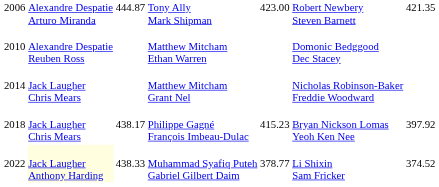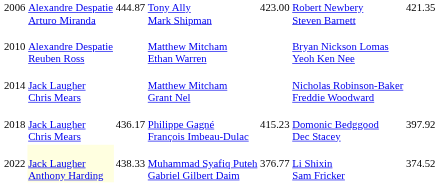(336, 53) Domonic Bedggood Dec Stacey -> (340, 53) Bryan Nickson Lomas Yeoh Ken Nee
(130, 124) 438.17 -> (130, 124) 436.17
(340, 130) Bryan Nickson Lomas Yeoh Ken Nee -> (336, 130) Domonic Bedggood Dec Stacey
(275, 163) 378.77 -> (275, 163) 376.77
